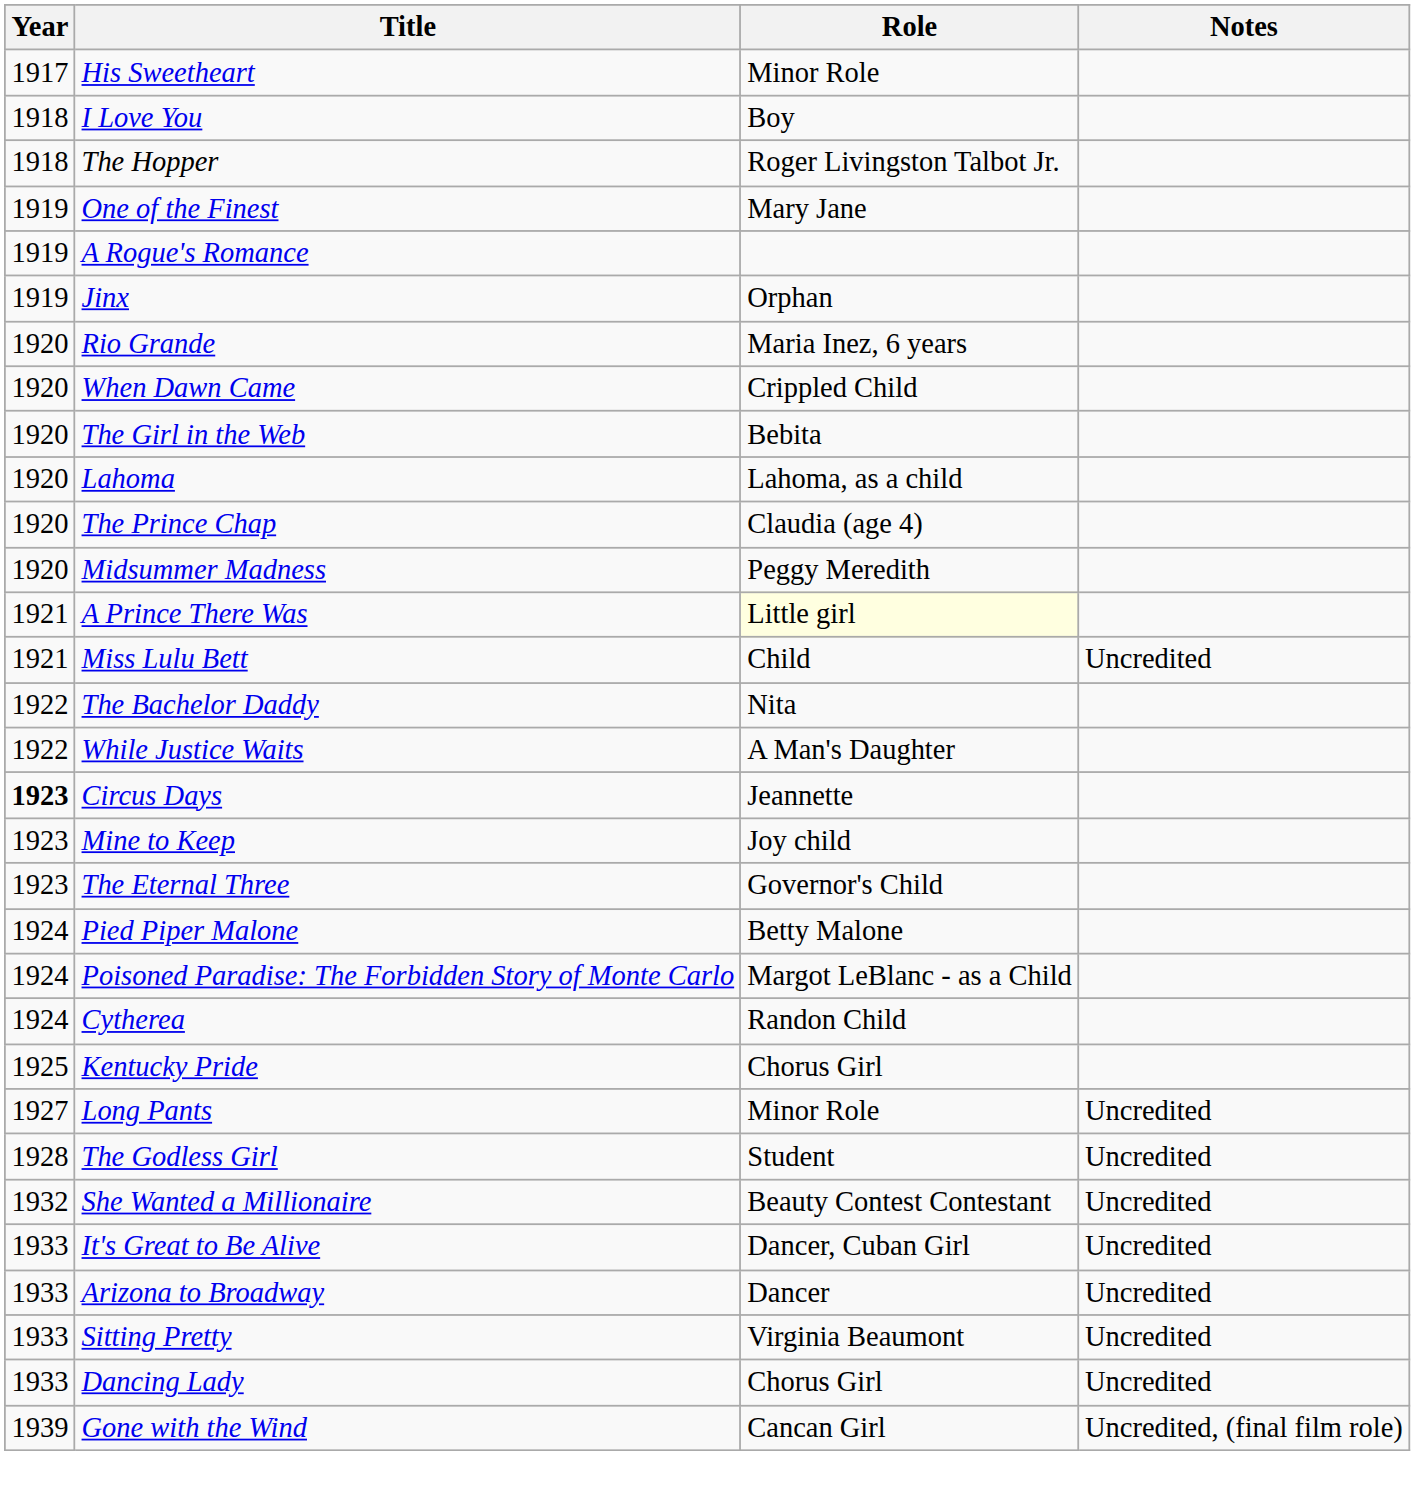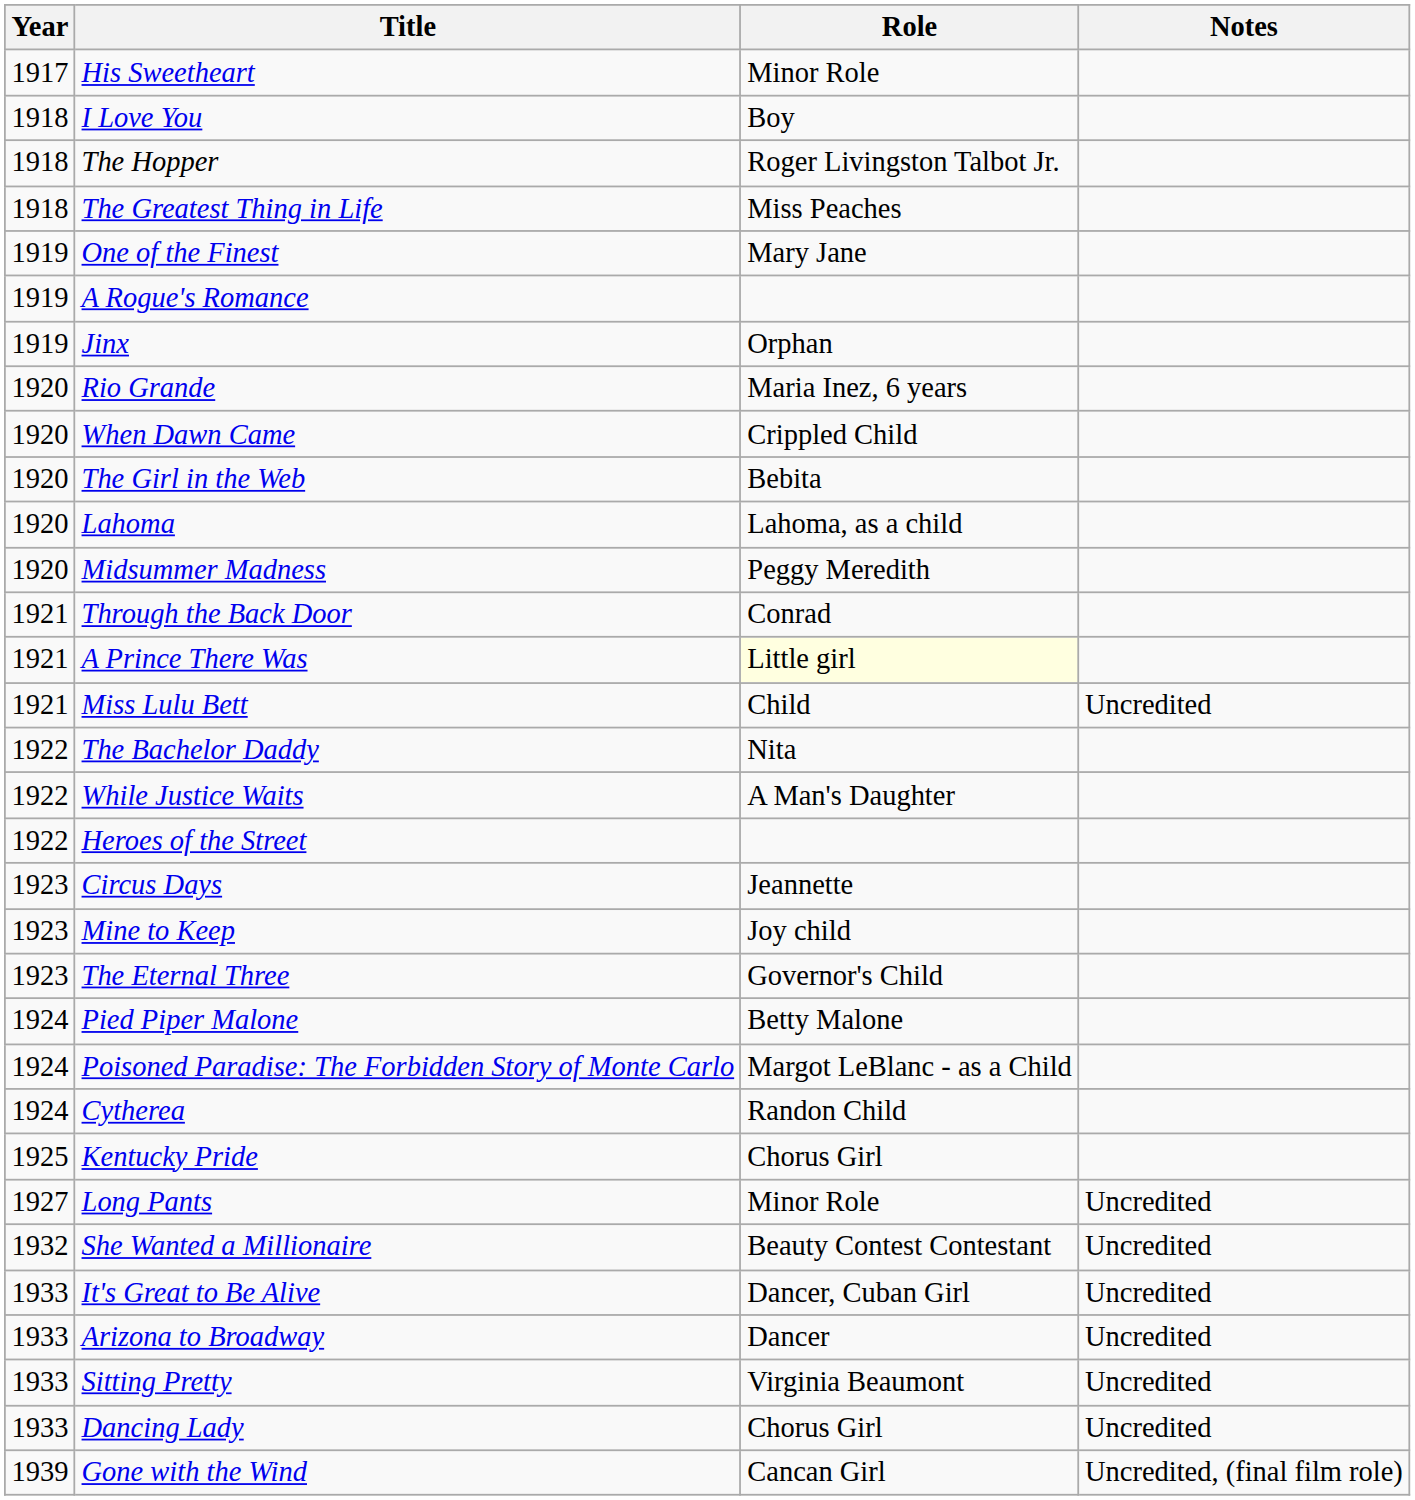+ row: (232, 207)
- row: (179, 523)
+ row: (217, 614)
+ row: (194, 840)
(40, 794) bold -> (40, 885) normal
- row: (180, 1156)
